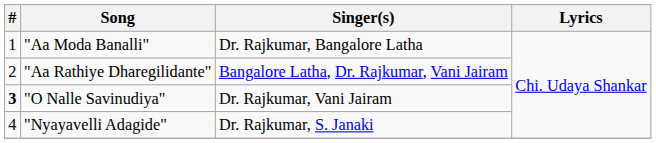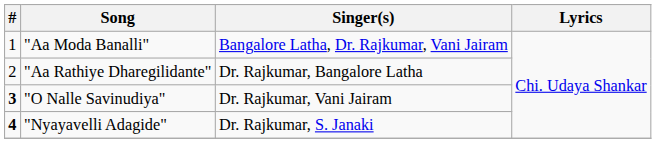(321, 44) Dr. Rajkumar, Bangalore Latha -> (363, 44) Bangalore Latha, Dr. Rajkumar, Vani Jairam
(363, 71) Bangalore Latha, Dr. Rajkumar, Vani Jairam -> (321, 71) Dr. Rajkumar, Bangalore Latha
(12, 125) normal -> (12, 125) bold
